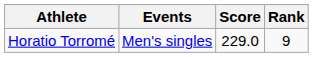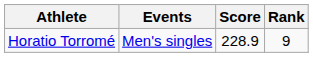(240, 40) 229.0 -> (240, 40) 228.9
